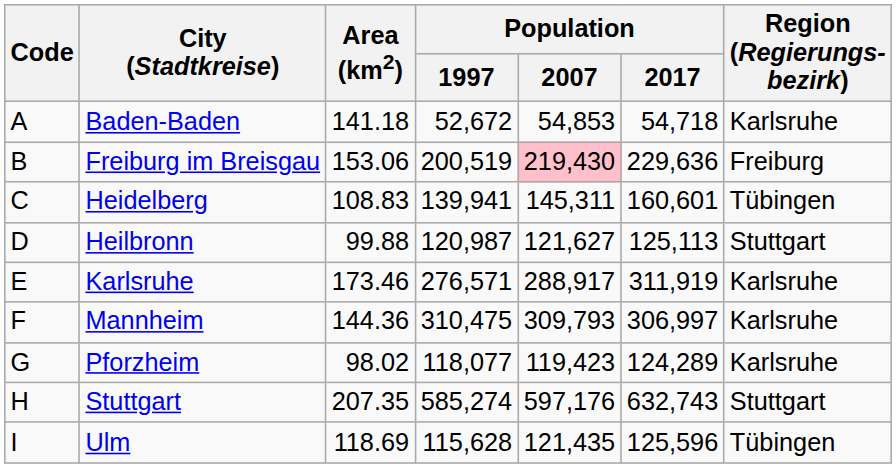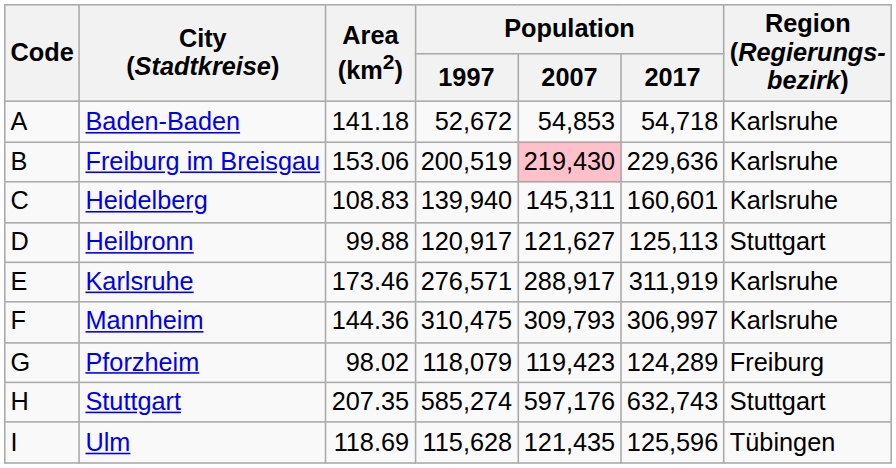(777, 161) Freiburg -> (784, 161) Karlsruhe
(466, 201) 139,941 -> (466, 201) 139,940
(783, 201) Tübingen -> (784, 201) Karlsruhe
(466, 241) 120,987 -> (466, 241) 120,917
(467, 362) 118,077 -> (467, 362) 118,079
(784, 362) Karlsruhe -> (777, 362) Freiburg
